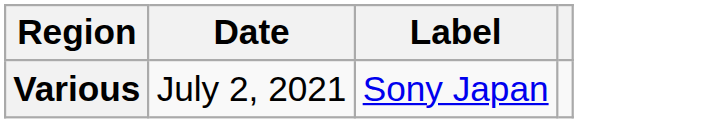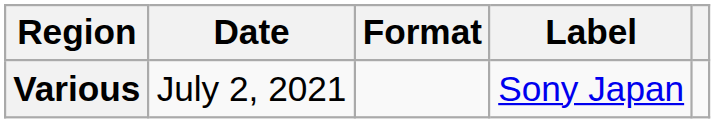+ column: (422, 32)
